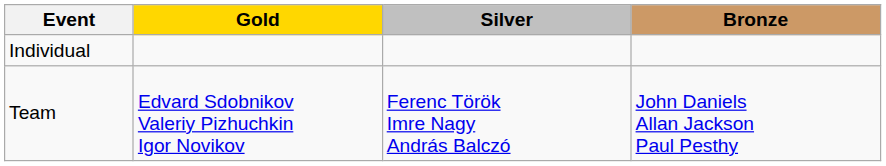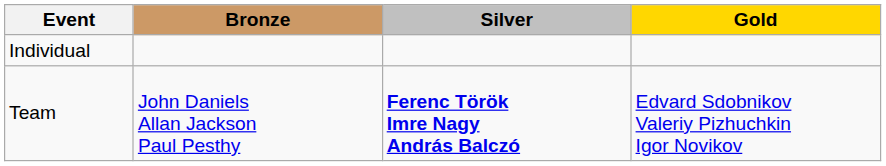columns swapped: (258, 19) <-> (756, 19)
(449, 123) normal -> (453, 123) bold
